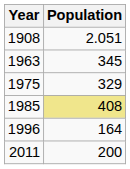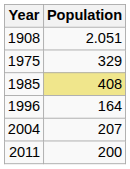- row: (24, 61)
+ row: (24, 129)
